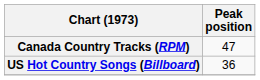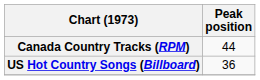(229, 46) 47 -> (229, 46) 44
